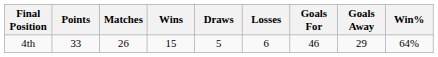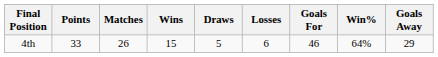columns swapped: (361, 19) <-> (409, 19)
